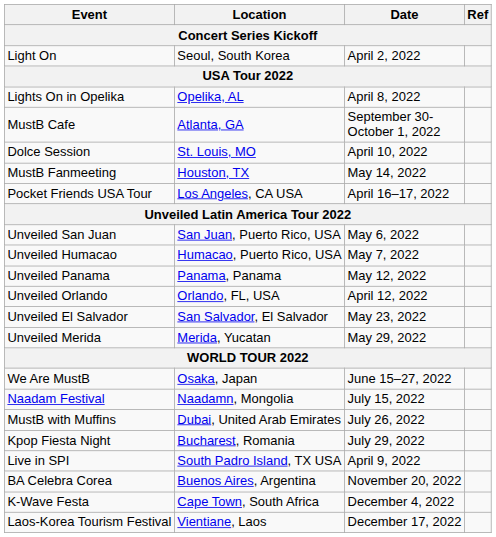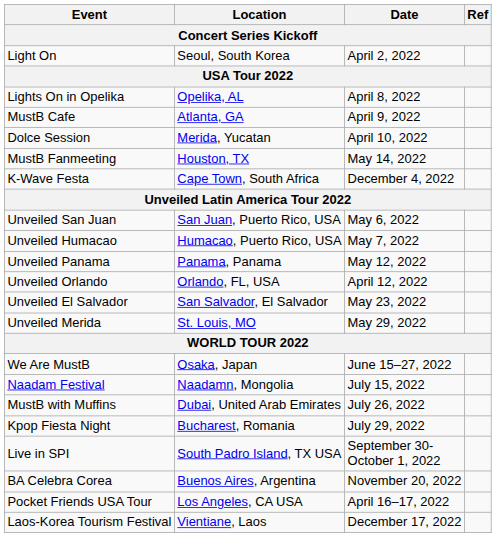(394, 124) September 30- October 1, 2022 -> (384, 117) April 9, 2022
(217, 152) St. Louis, MO -> (224, 138) Merida, Yucatan
rows swapped: (80, 193) <-> (48, 502)
(224, 337) Merida, Yucatan -> (217, 323) St. Louis, MO
(384, 460) April 9, 2022 -> (394, 453) September 30- October 1, 2022
